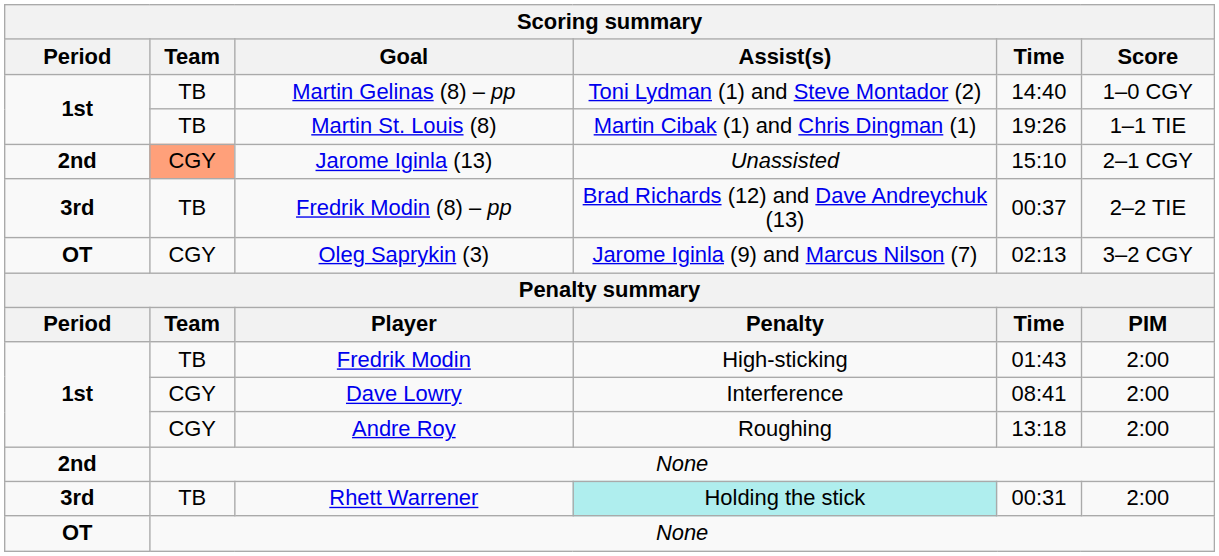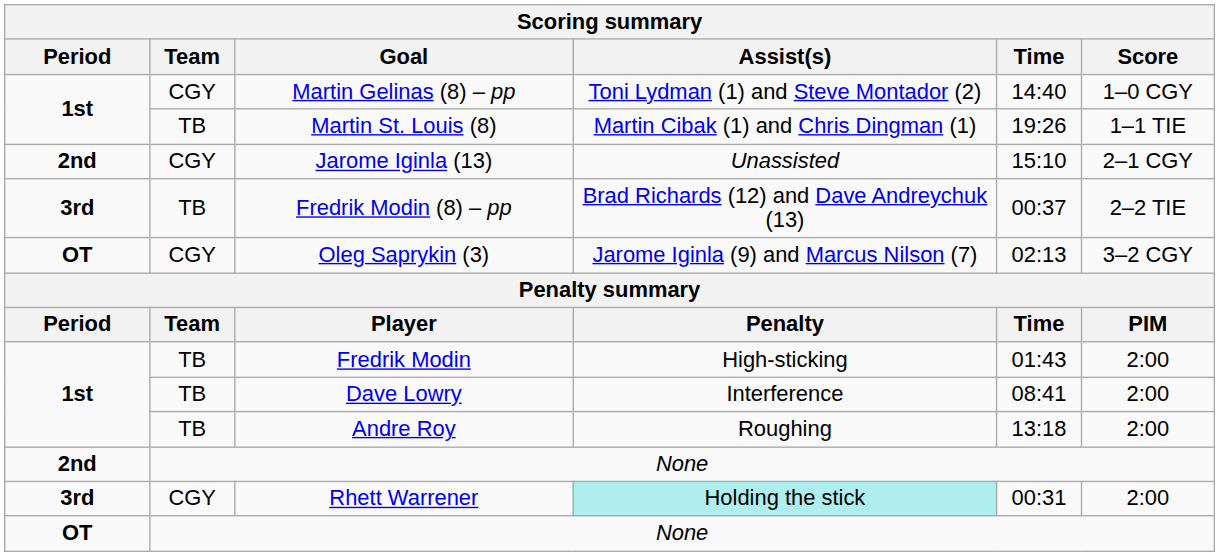(192, 91) TB -> (192, 91) CGY
(192, 160) lightsalmon background -> (192, 160) no background
(192, 394) CGY -> (192, 394) TB
(192, 428) CGY -> (192, 428) TB
(192, 498) TB -> (192, 498) CGY
